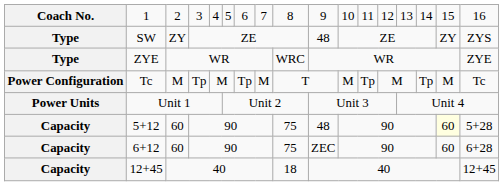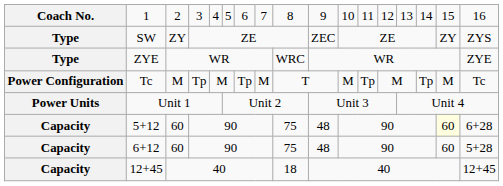(323, 37) 48 -> (323, 37) ZEC
(479, 125) 5+28 -> (479, 125) 6+28
(323, 147) ZEC -> (323, 147) 48
(479, 147) 6+28 -> (479, 147) 5+28
